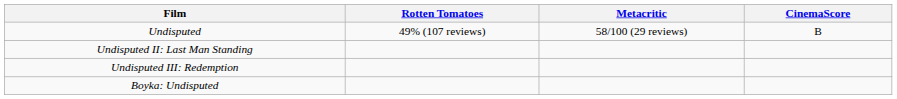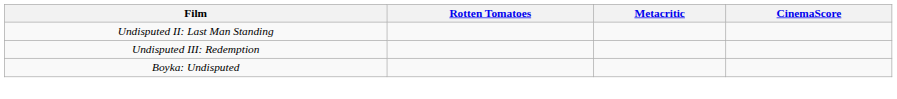- row: (175, 31)
